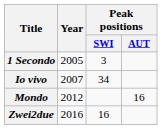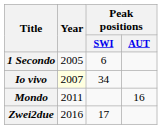(104, 61) 3 -> (104, 61) 6
(72, 79) no background -> (72, 79) lightyellow background
(72, 97) 2012 -> (72, 97) 2011
(104, 115) 16 -> (104, 115) 17
